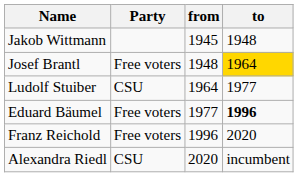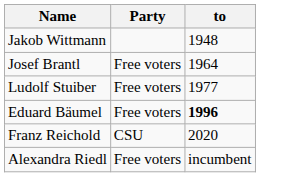- column: (204, 16)
(241, 64) gold background -> (203, 64) no background
(128, 87) CSU -> (147, 87) Free voters
(147, 135) Free voters -> (128, 135) CSU
(128, 159) CSU -> (147, 159) Free voters
